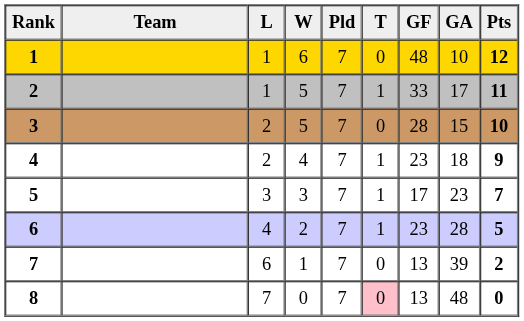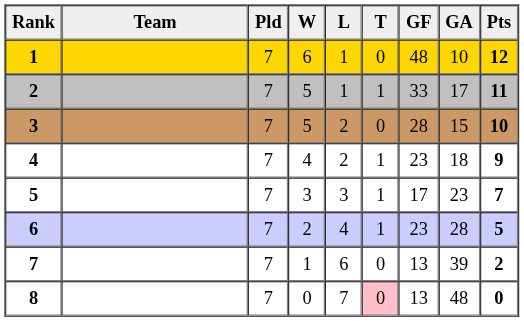columns swapped: (342, 22) <-> (267, 22)
